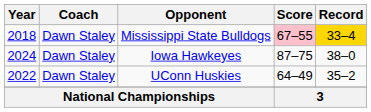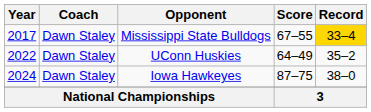(22, 35) 2018 -> (22, 35) 2017
(295, 35) pink background -> (295, 35) no background
rows swapped: (196, 76) <-> (196, 55)
